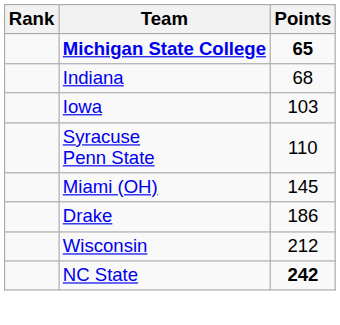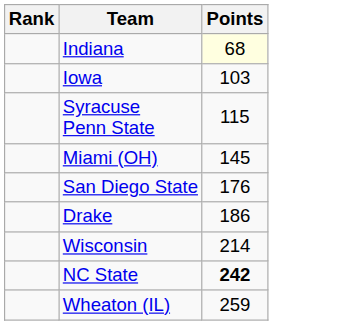- row: (164, 48)
(303, 78) no background -> (235, 48) lightyellow background
(303, 147) 110 -> (235, 117) 115
+ row: (130, 187)
(303, 246) 212 -> (235, 246) 214
+ row: (116, 305)
